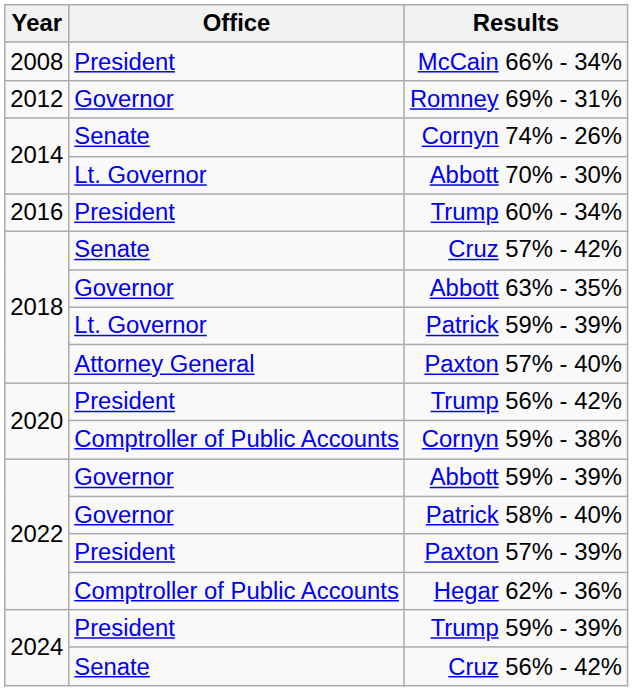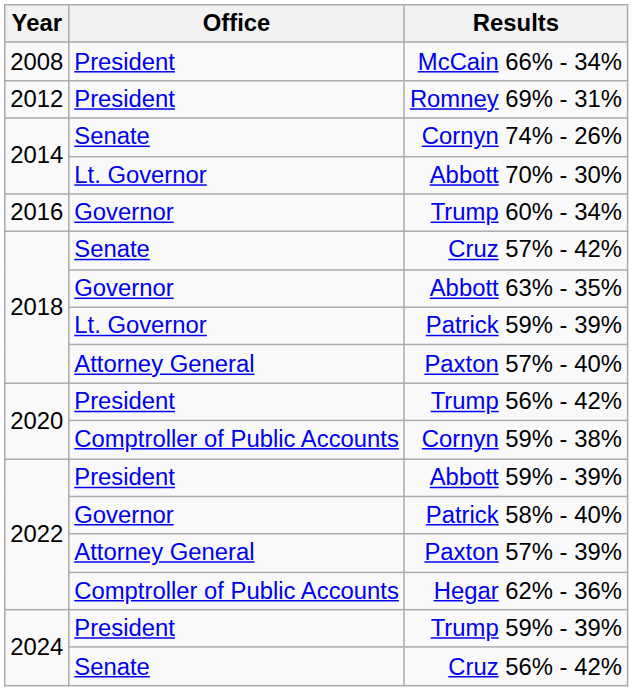(124, 99) Governor -> (125, 99) President
(125, 212) President -> (124, 212) Governor
(124, 477) Governor -> (125, 477) President
(125, 552) President -> (164, 552) Attorney General
